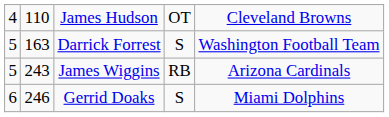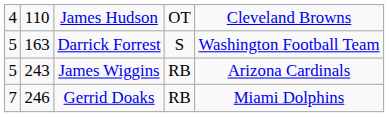(13, 97) 6 -> (13, 97) 7
(180, 97) S -> (180, 97) RB
